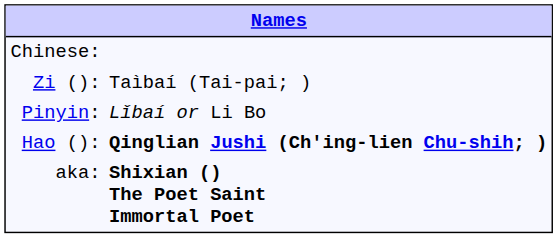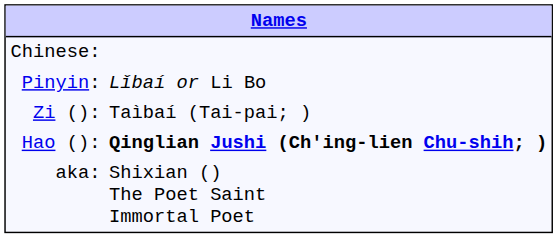rows swapped: (61, 113) <-> (67, 83)
(188, 195) bold -> (188, 195) normal
